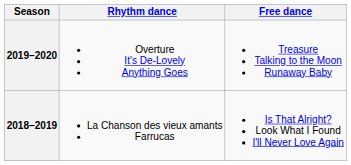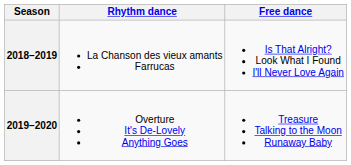rows swapped: (32, 55) <-> (32, 125)
